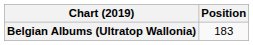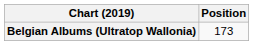(224, 31) 183 -> (224, 31) 173
